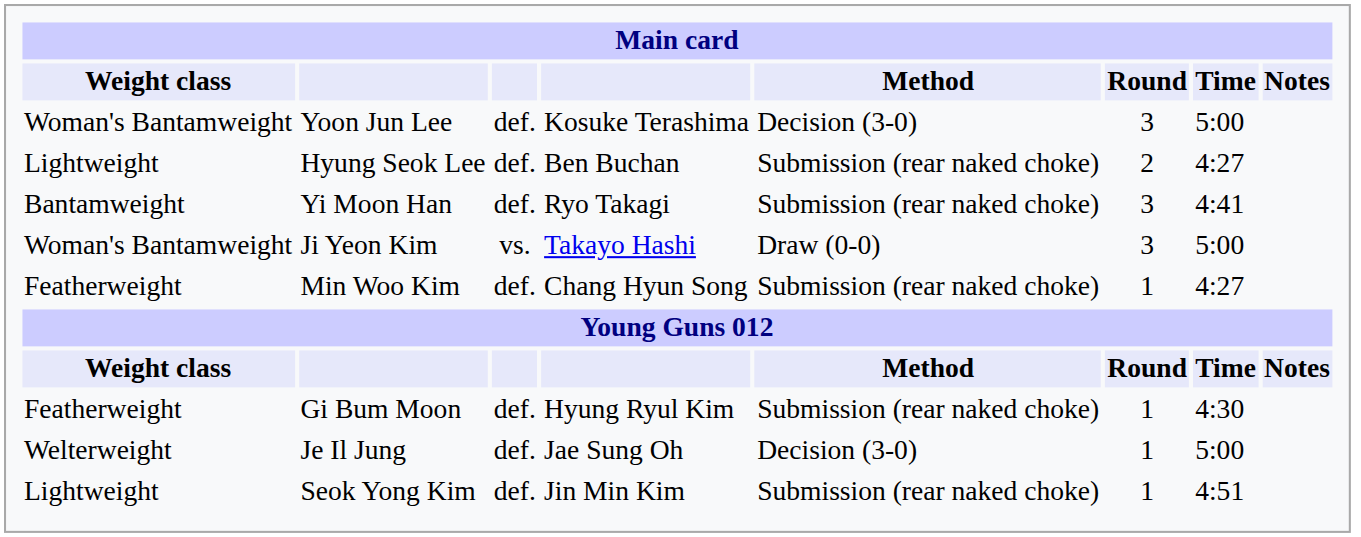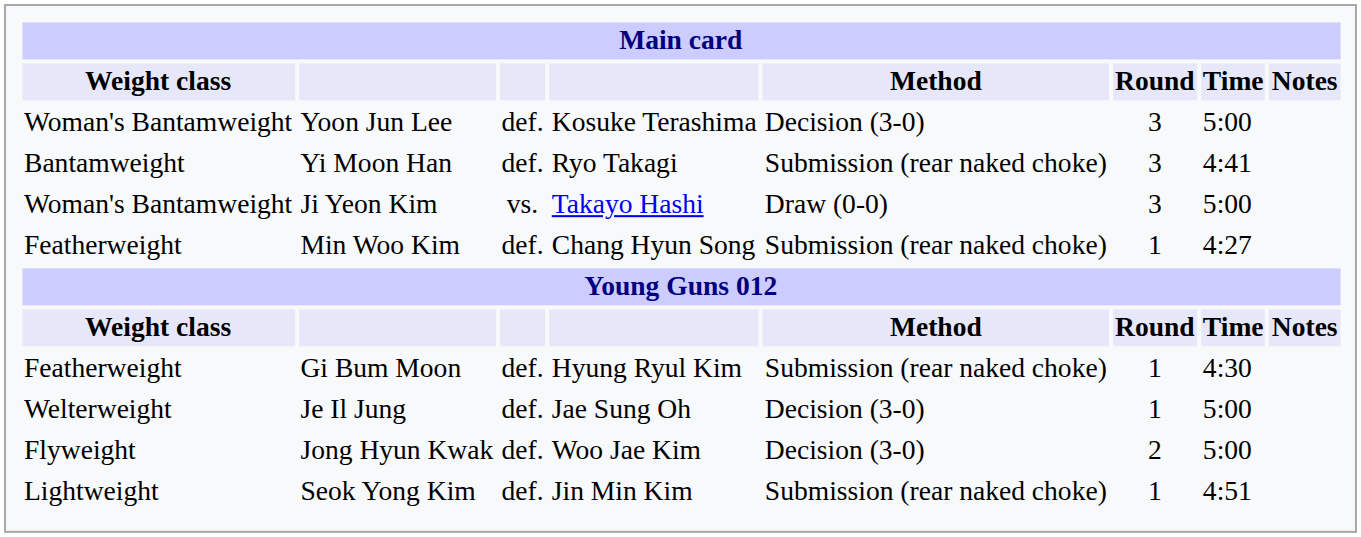- row: (393, 162)
+ row: (397, 449)
